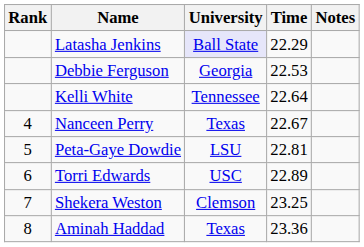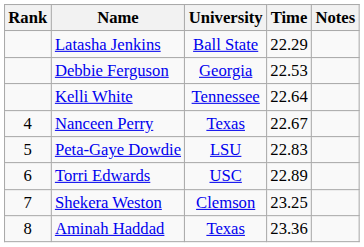(226, 44) lavender background -> (226, 44) no background
(289, 149) 22.81 -> (289, 149) 22.83
